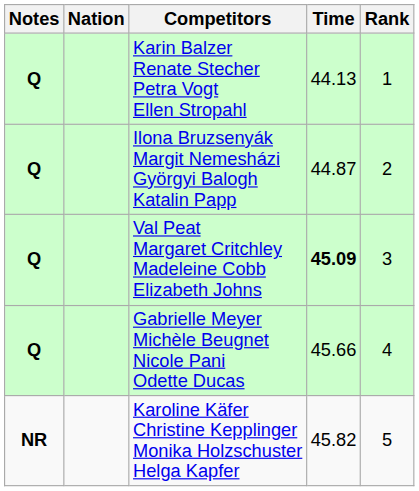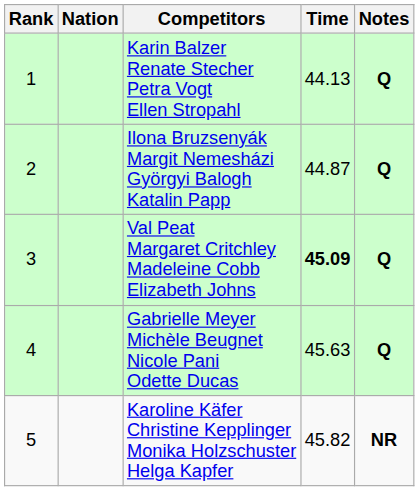columns swapped: (387, 18) <-> (34, 18)
(334, 350) 45.66 -> (327, 350) 45.63
